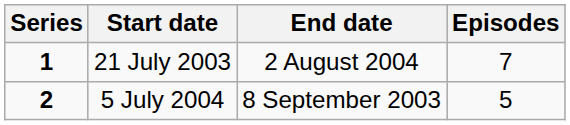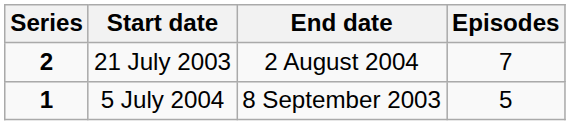(47, 61) 1 -> (47, 61) 2
(47, 100) 2 -> (47, 100) 1
